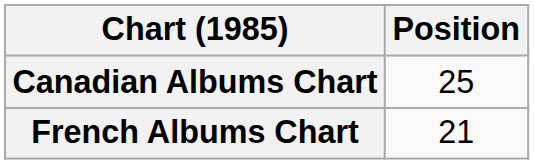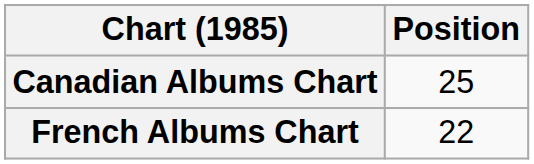(456, 132) 21 -> (456, 132) 22
